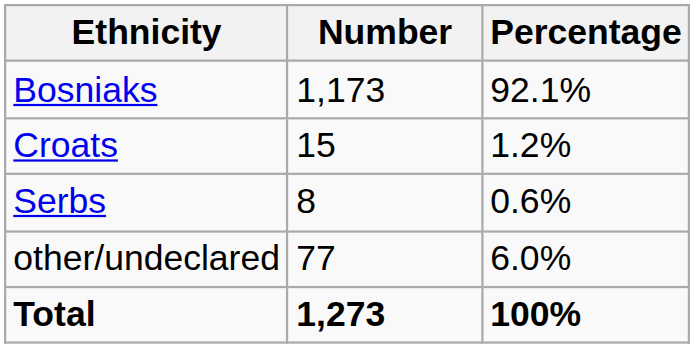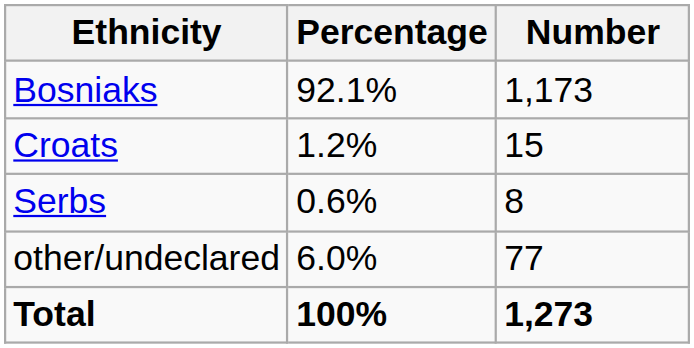columns swapped: (385, 32) <-> (586, 32)
